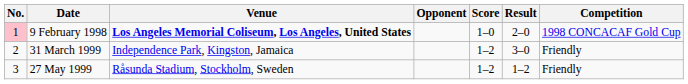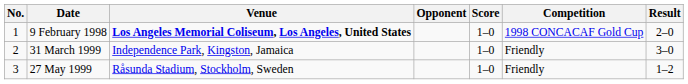columns swapped: (521, 13) <-> (611, 13)
(16, 32) pink background -> (16, 32) no background
(486, 50) 1–2 -> (486, 50) 1–0
(486, 69) 1–2 -> (486, 69) 1–0
